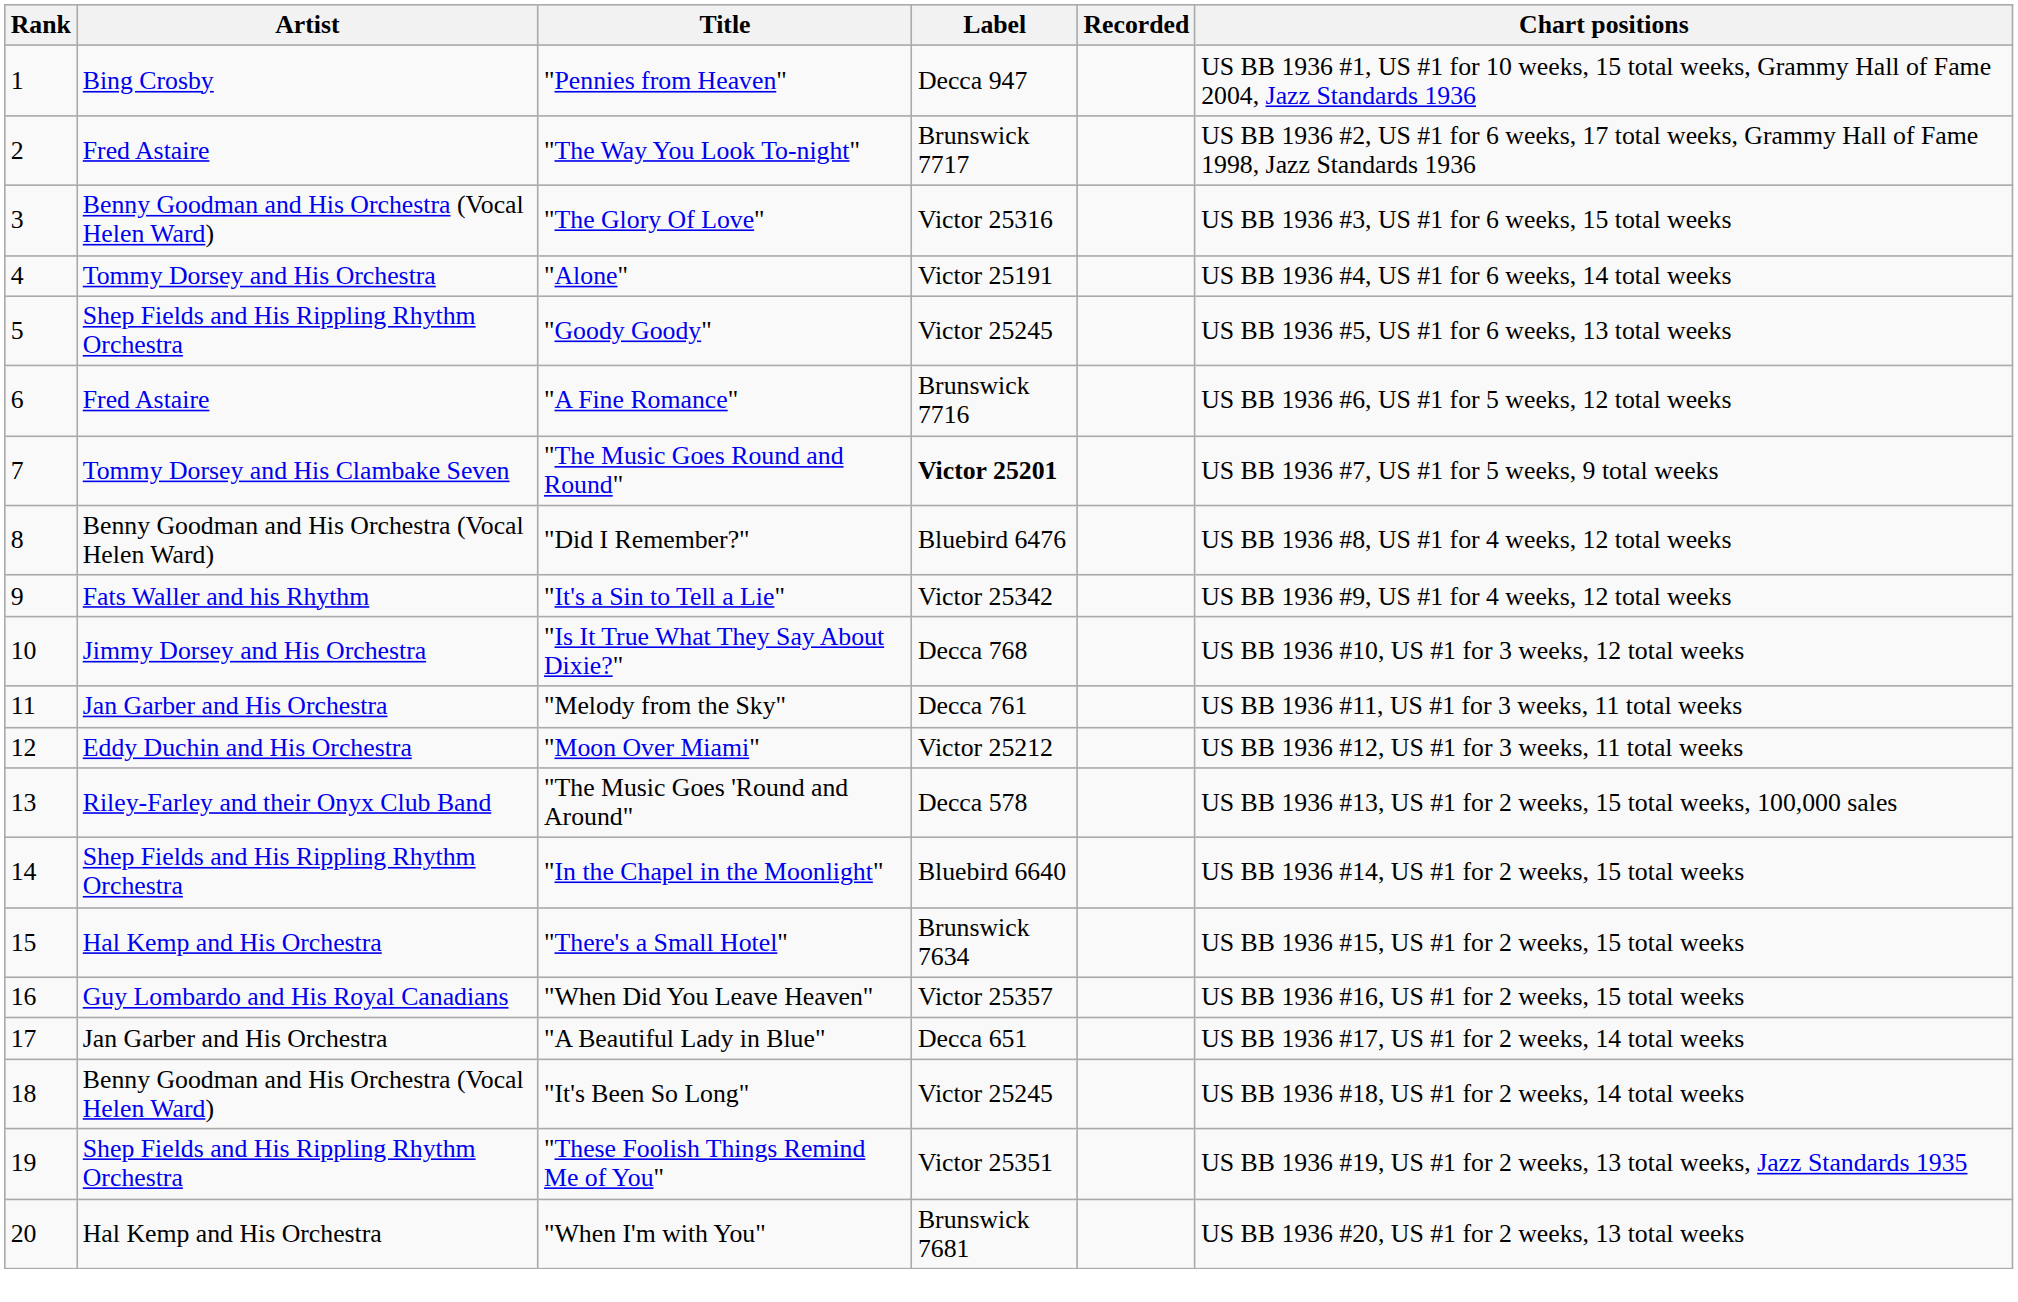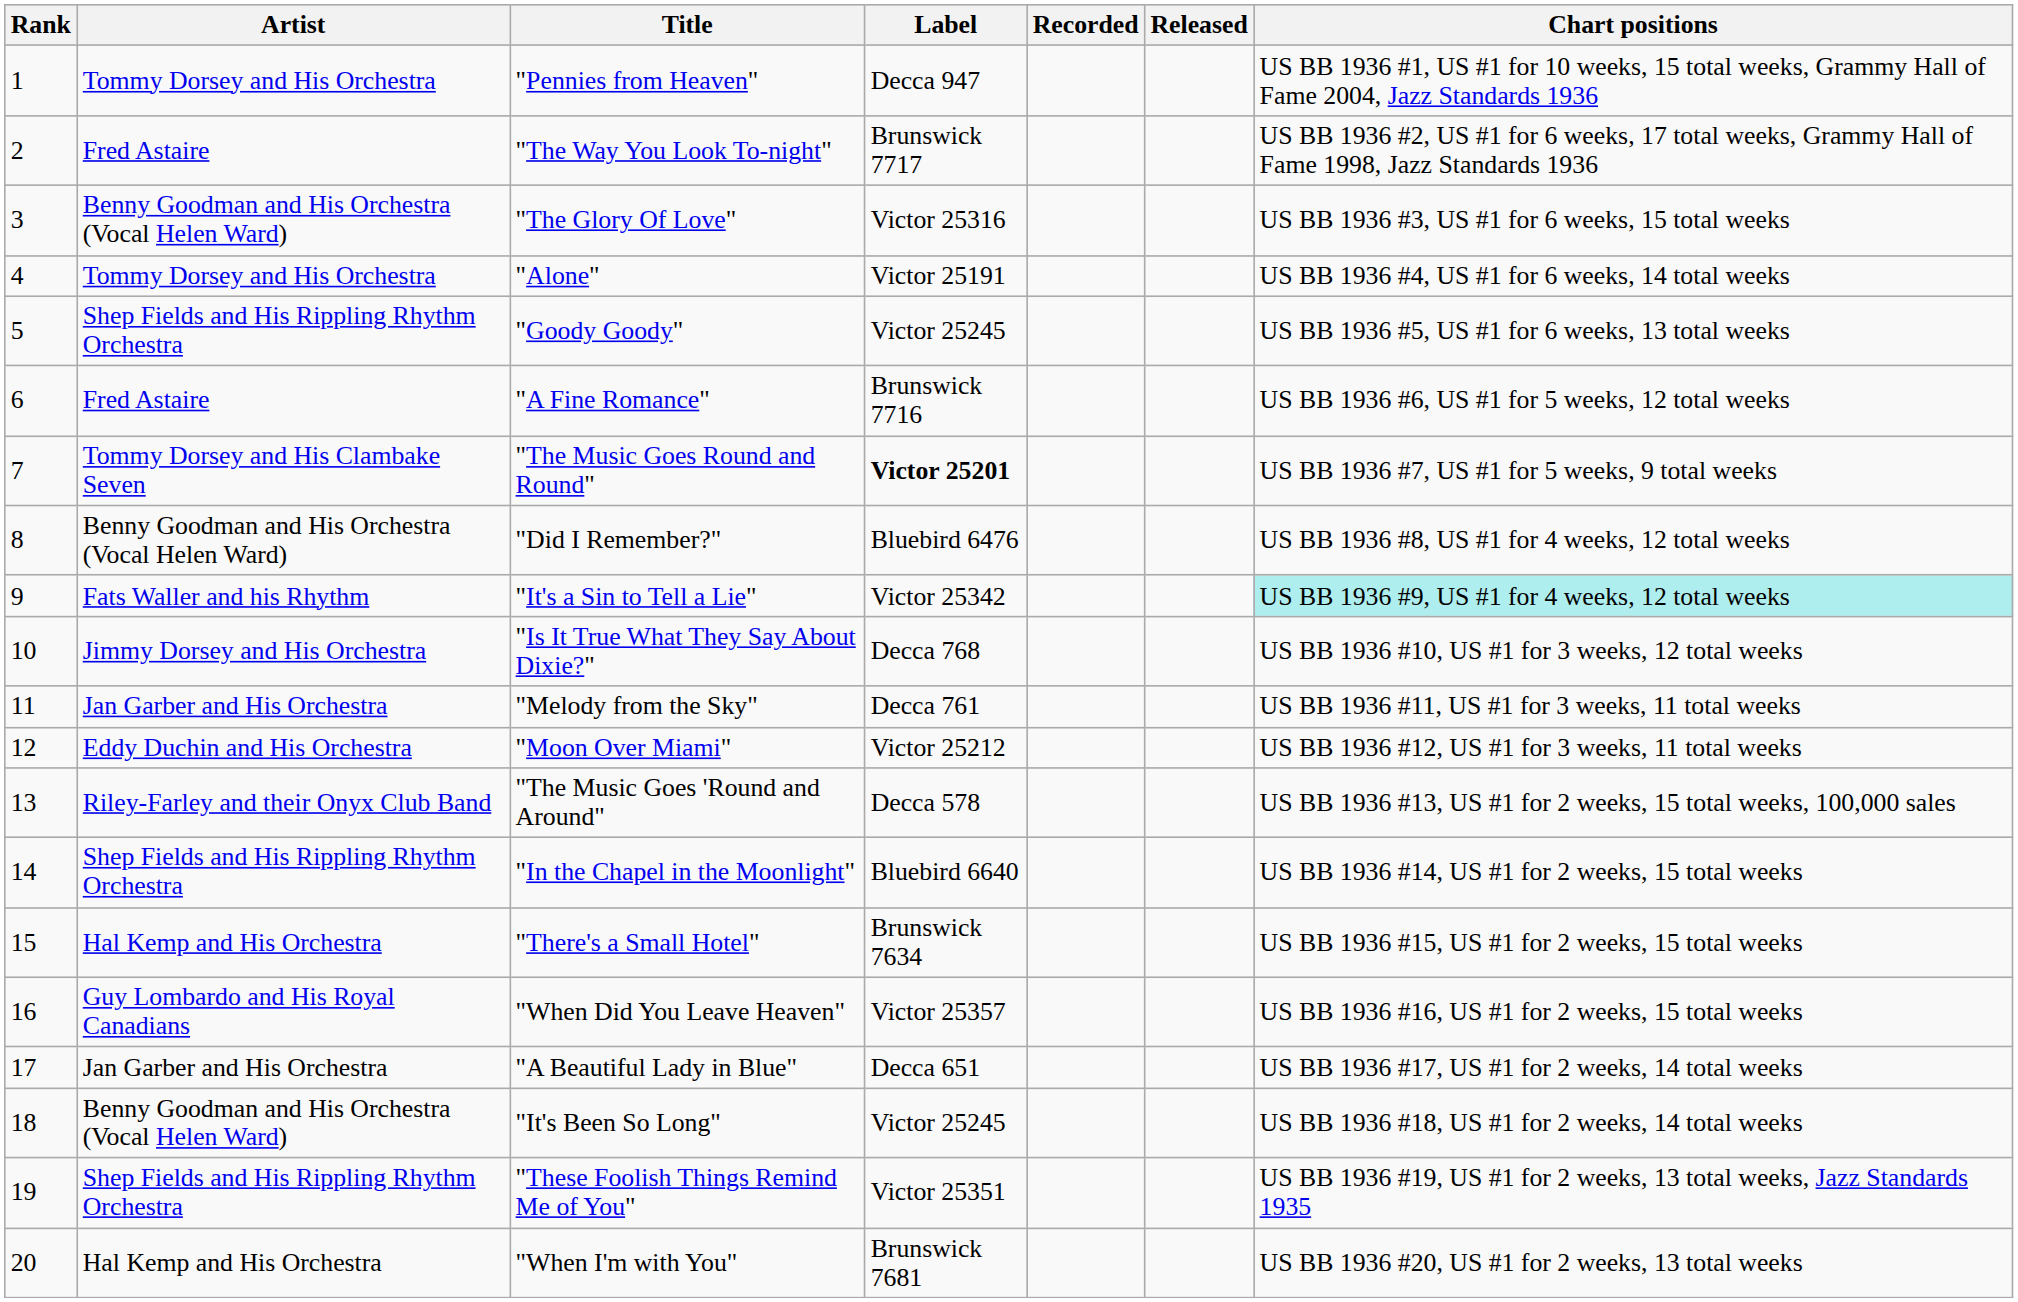+ column: (1199, 24)
(148, 80) Bing Crosby -> (259, 80) Tommy Dorsey and His Orchestra
(1466, 595) no background -> (1525, 595) paleturquoise background
